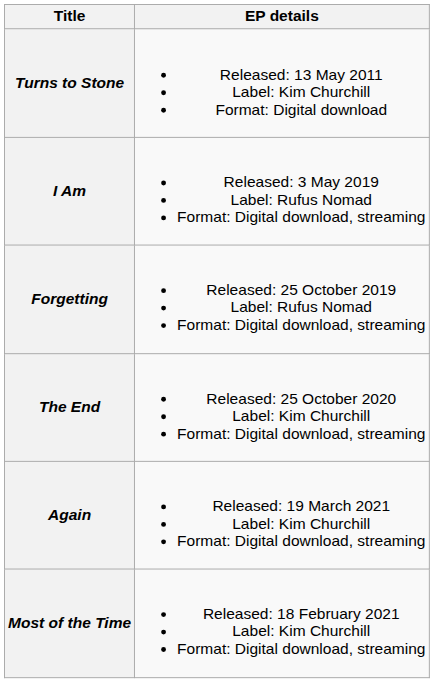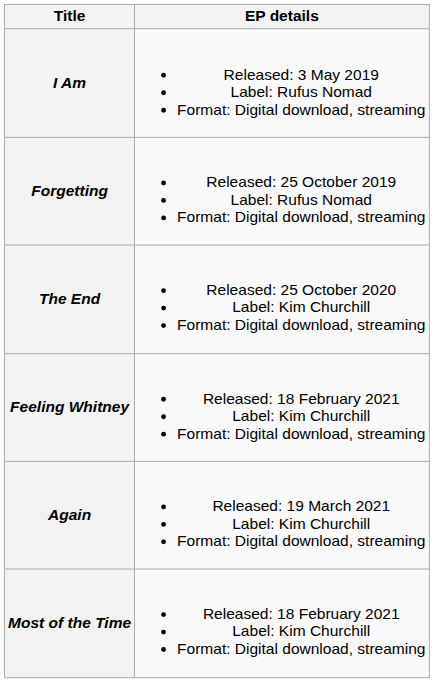- row: (70, 83)
+ row: (70, 407)
